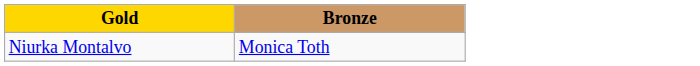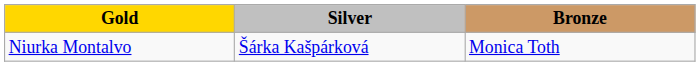+ column: (350, 18)
